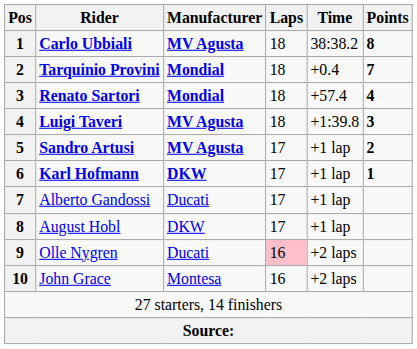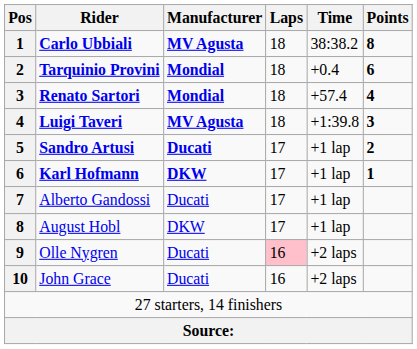(371, 69) 7 -> (371, 69) 6
(205, 148) MV Agusta -> (189, 148) Ducati
(194, 278) Montesa -> (188, 278) Ducati
